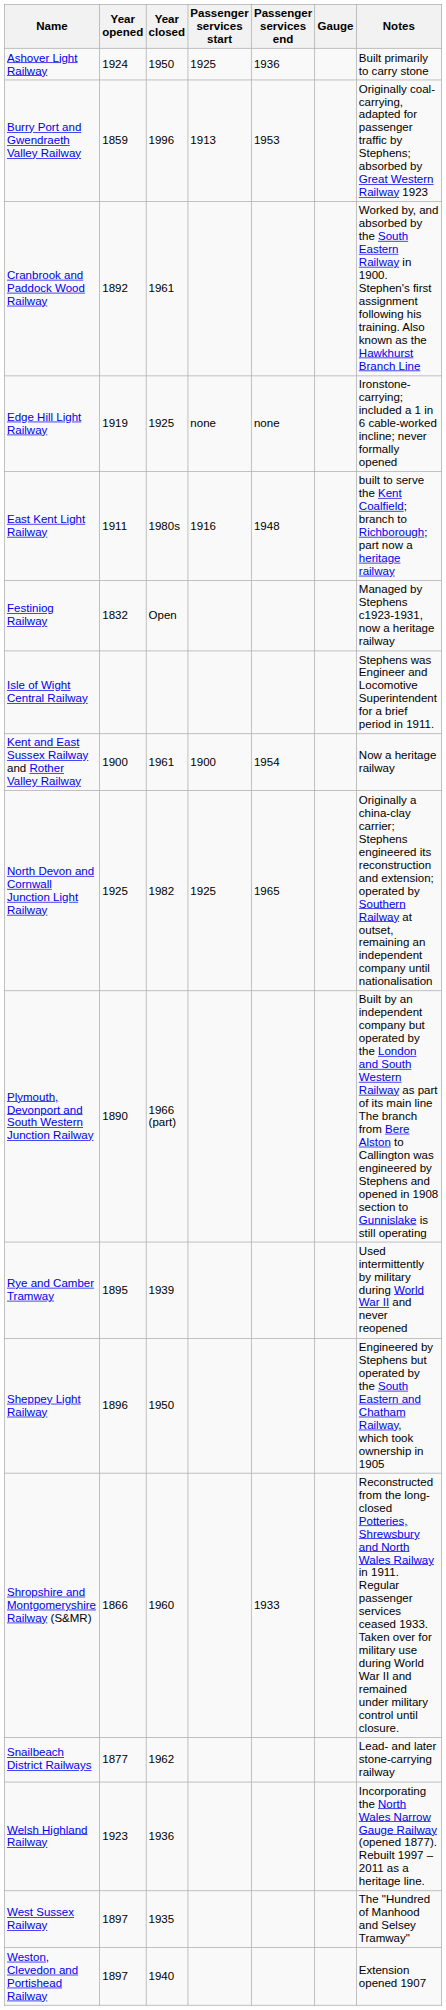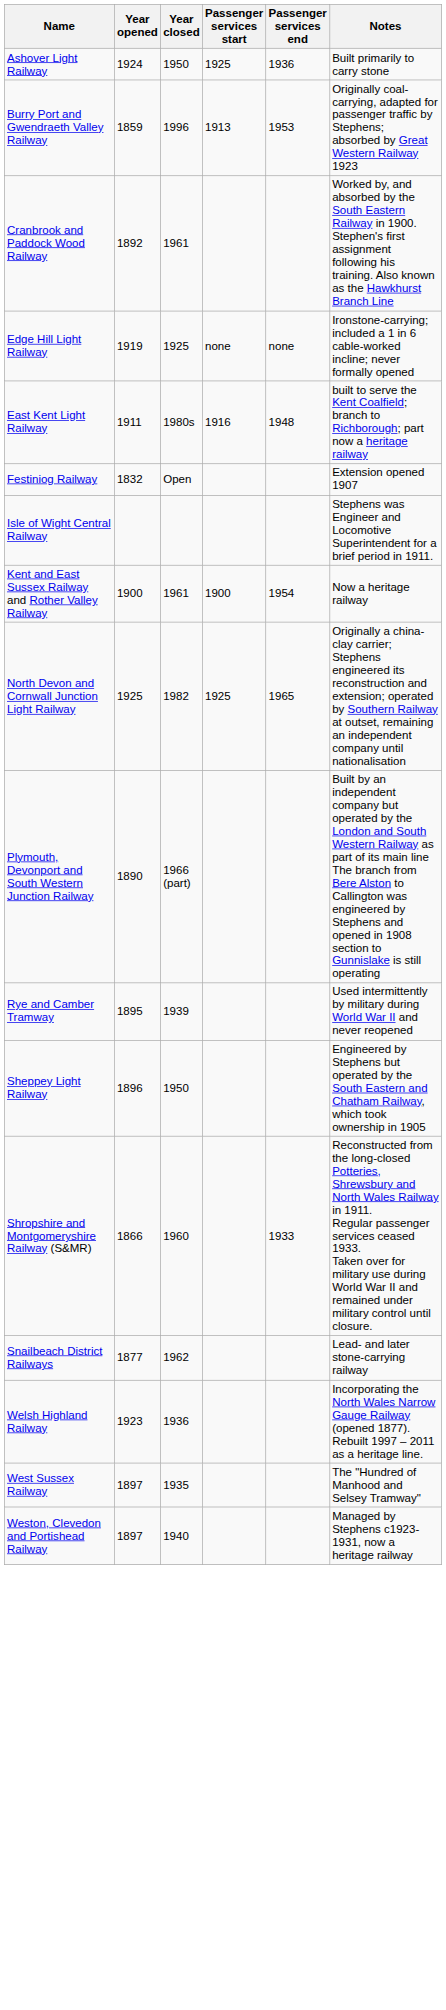- column: (336, 26)
(397, 615) Managed by Stephens c1923-1931, now a heritage railway -> (378, 479) Extension opened 1907
(392, 1976) Extension opened 1907 -> (376, 1535) Managed by Stephens c1923-1931, now a heritage railway
